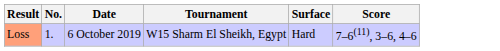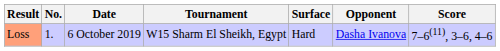+ column: (371, 13)
